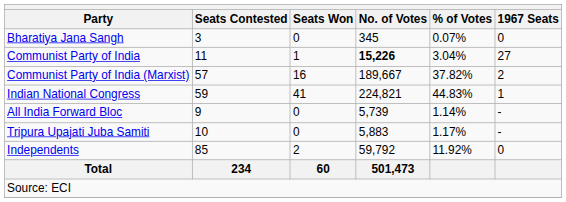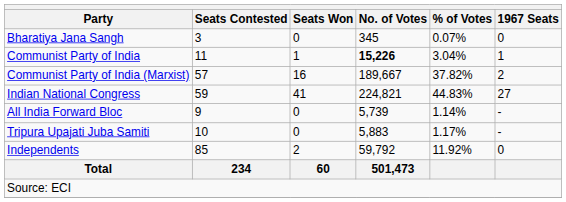(504, 56) 27 -> (501, 56) 1
(501, 94) 1 -> (504, 94) 27
